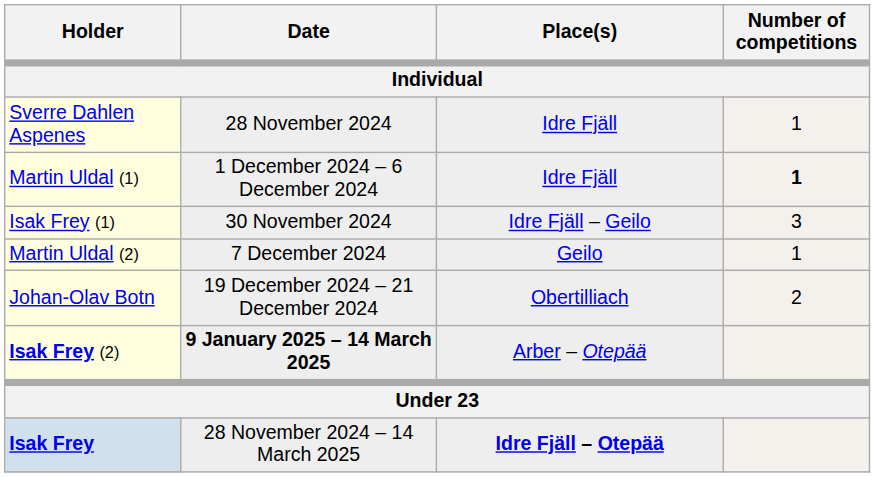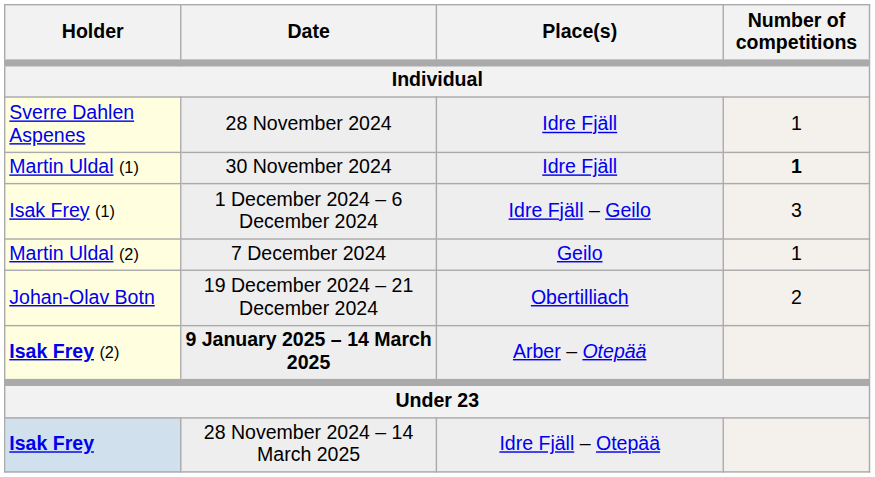(309, 178) 1 December 2024 – 6 December 2024 -> (309, 167) 30 November 2024
(309, 221) 30 November 2024 -> (309, 210) 1 December 2024 – 6 December 2024
(580, 444) bold -> (580, 444) normal
